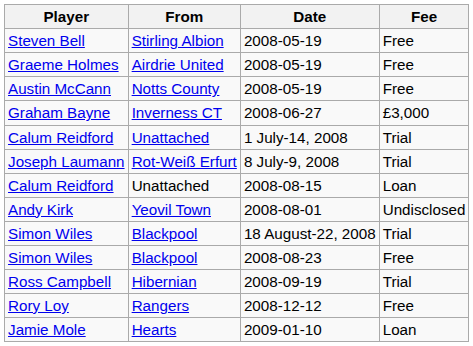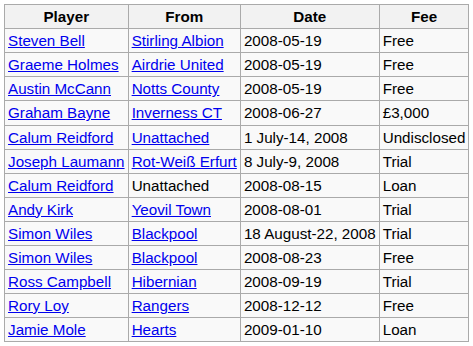(397, 137) Trial -> (424, 137) Undisclosed
(424, 209) Undisclosed -> (397, 209) Trial
